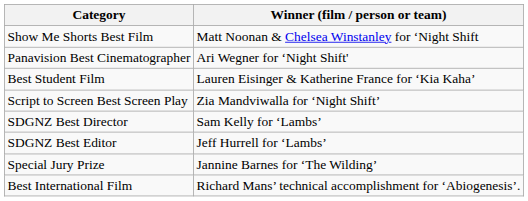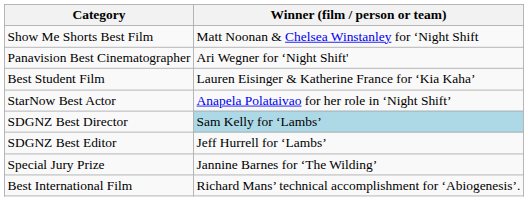+ row: (62, 100)
- row: (98, 100)
(259, 121) no background -> (259, 121) lightblue background
